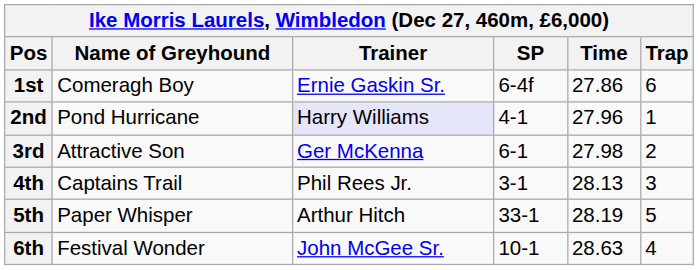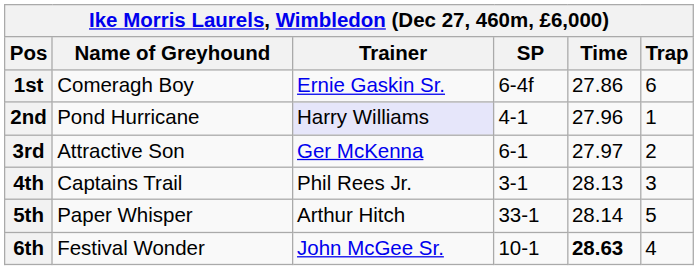(598, 150) 27.98 -> (598, 150) 27.97
(598, 215) 28.19 -> (598, 215) 28.14
(598, 248) normal -> (598, 248) bold
